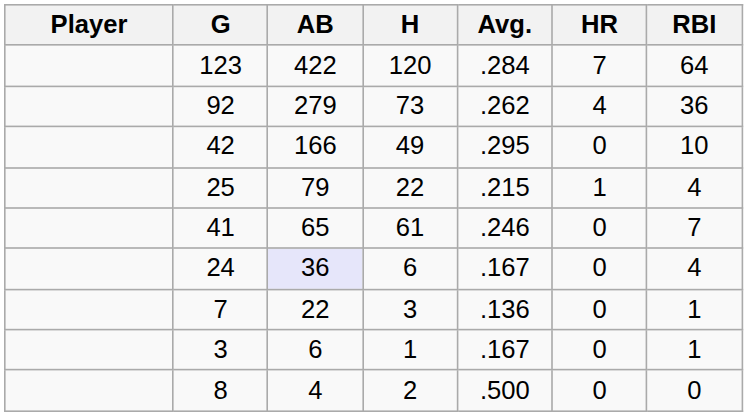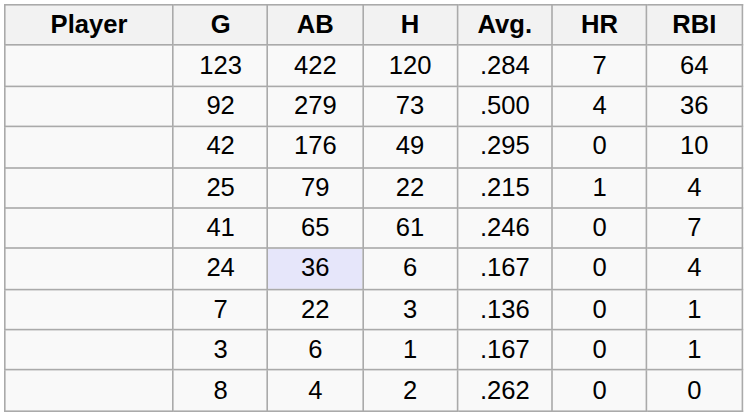(505, 106) .262 -> (505, 106) .500
(315, 146) 166 -> (315, 146) 176
(505, 390) .500 -> (505, 390) .262
